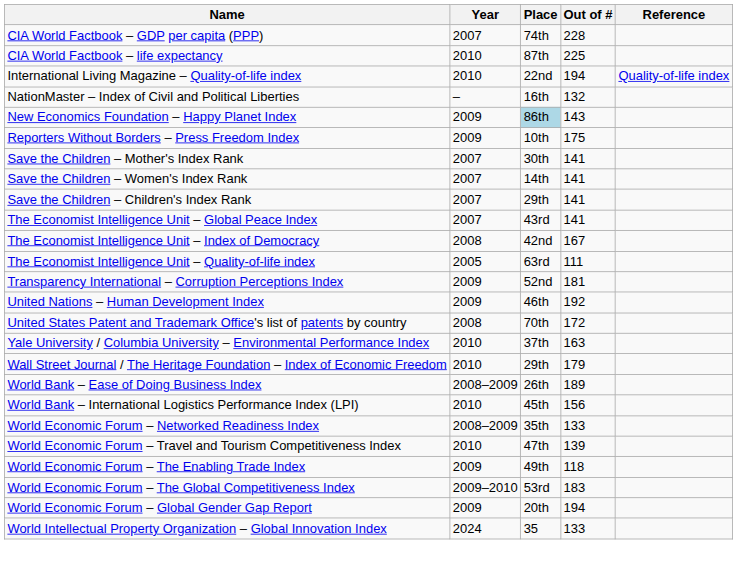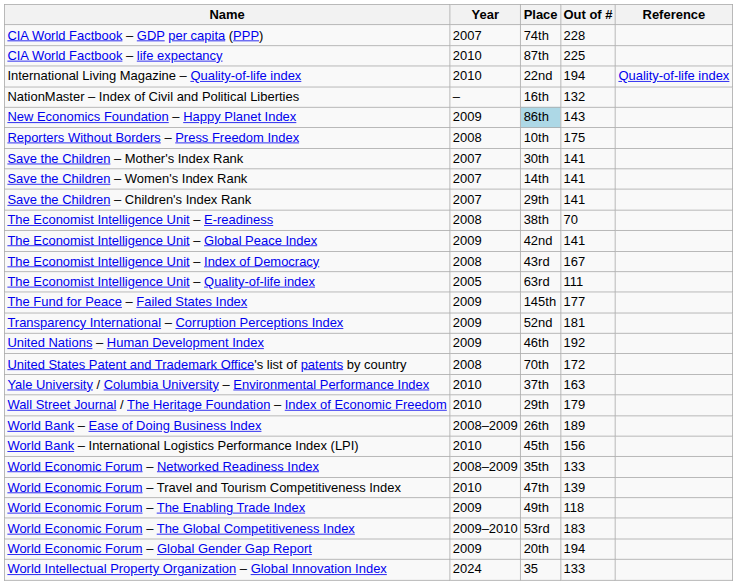(467, 138) 2009 -> (467, 138) 2008
+ row: (140, 220)
(467, 220) 2007 -> (467, 240) 2009
(537, 220) 43rd -> (538, 240) 42nd
(538, 240) 42nd -> (537, 261) 43rd
+ row: (127, 302)
